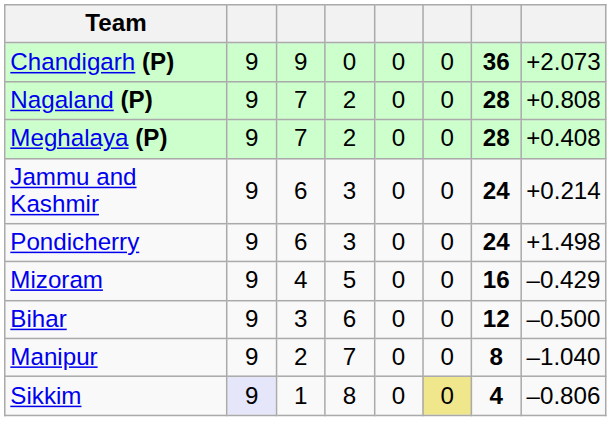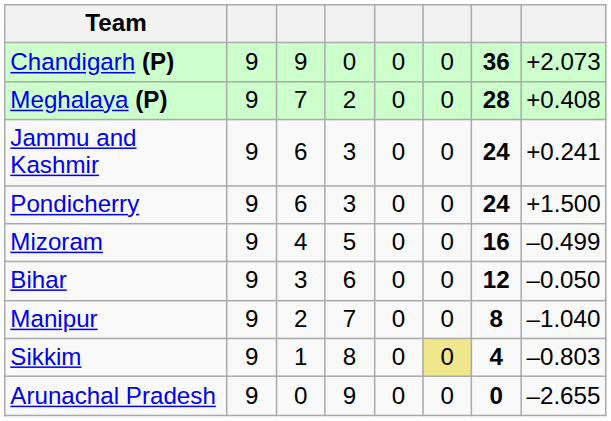- row: (82, 100)
(563, 190) +0.214 -> (563, 152) +0.241
(563, 242) +1.498 -> (563, 204) +1.500
(563, 280) –0.429 -> (563, 242) –0.499
(563, 319) –0.500 -> (563, 280) –0.050
(252, 395) lavender background -> (252, 357) no background
(563, 395) –0.806 -> (563, 357) –0.803
+ row: (113, 395)
